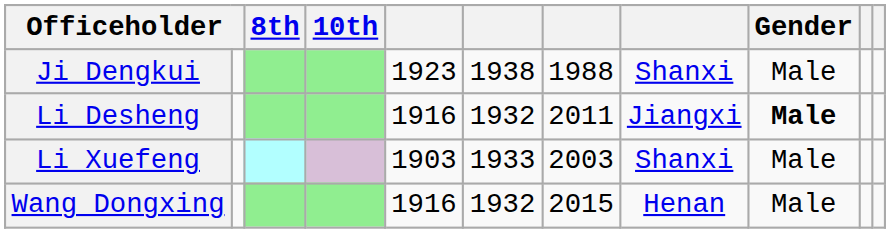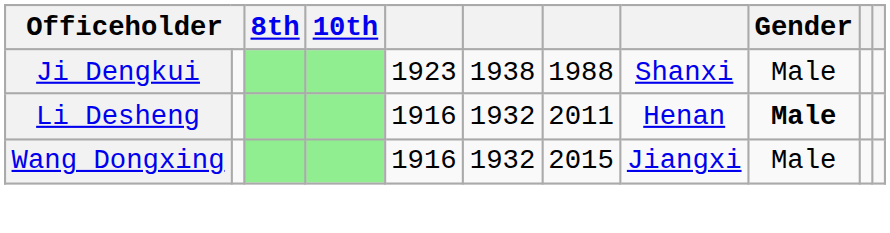(684, 116) Jiangxi -> (684, 116) Henan
- row: (118, 161)
(684, 205) Henan -> (684, 161) Jiangxi
